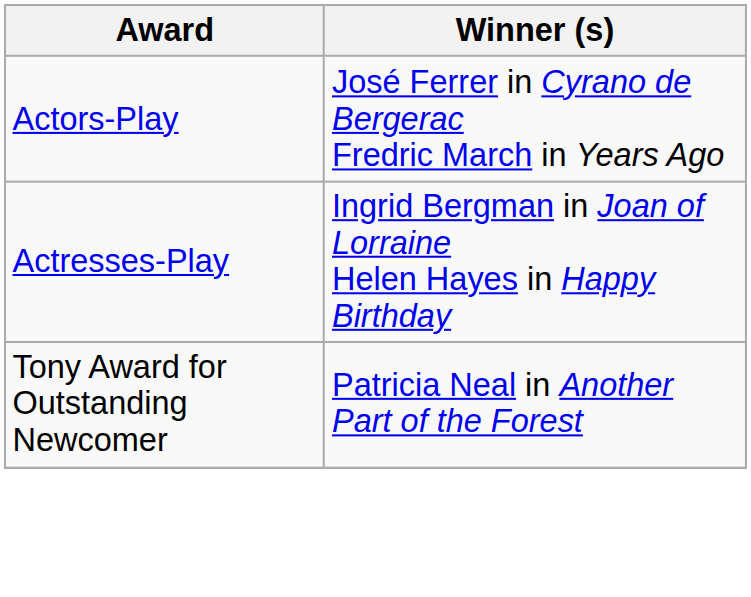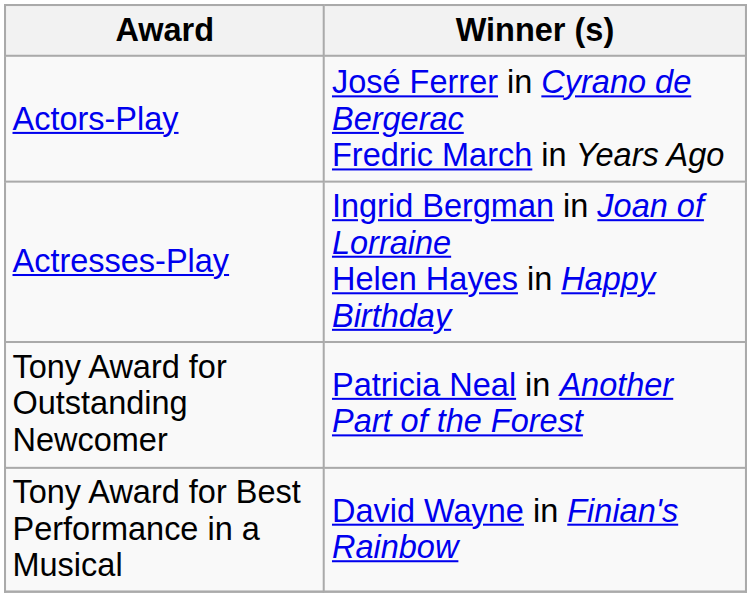+ row: (157, 528)
